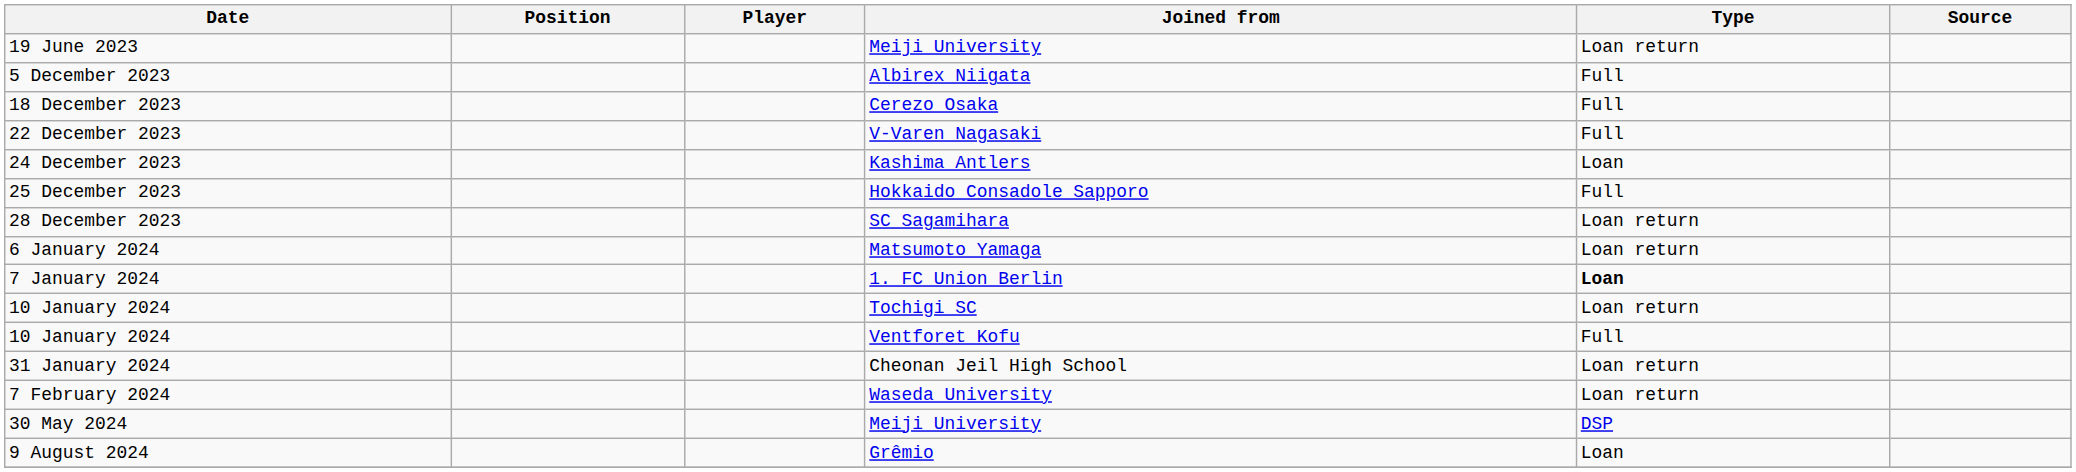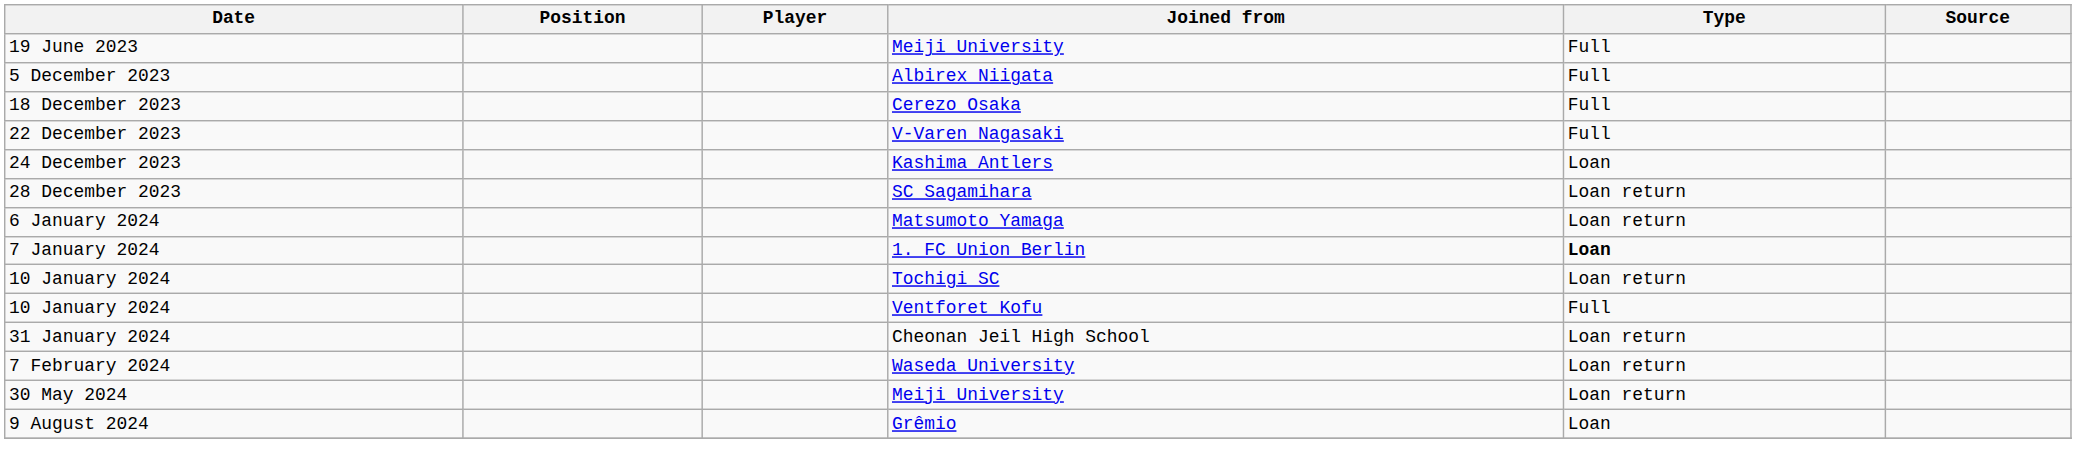(1640, 48) Loan return -> (1589, 48) Full
- row: (95, 193)
(1597, 424) DSP -> (1627, 395) Loan return
